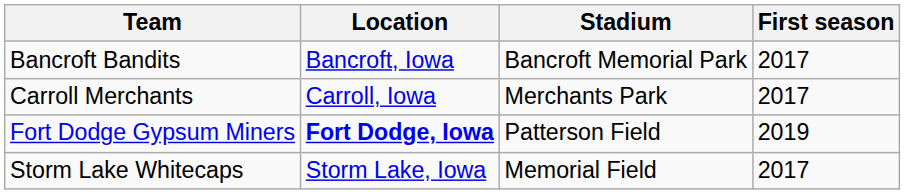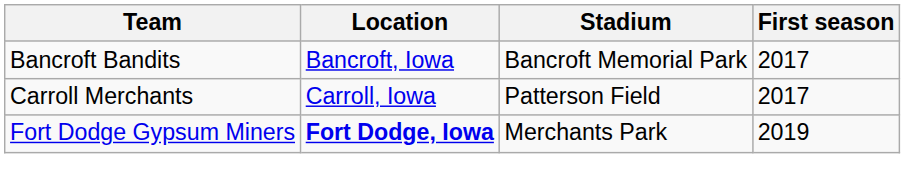(586, 96) Merchants Park -> (583, 96) Patterson Field
(583, 133) Patterson Field -> (586, 133) Merchants Park
- row: (127, 170)
